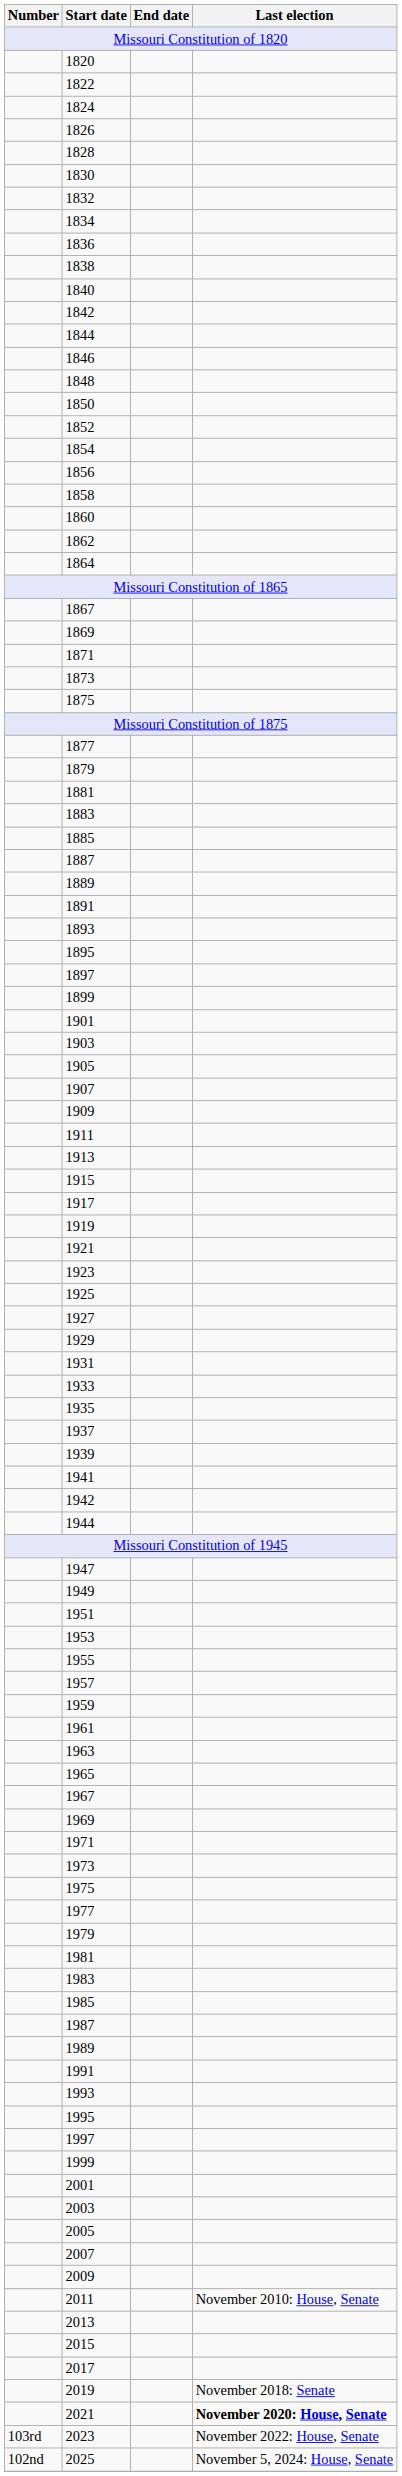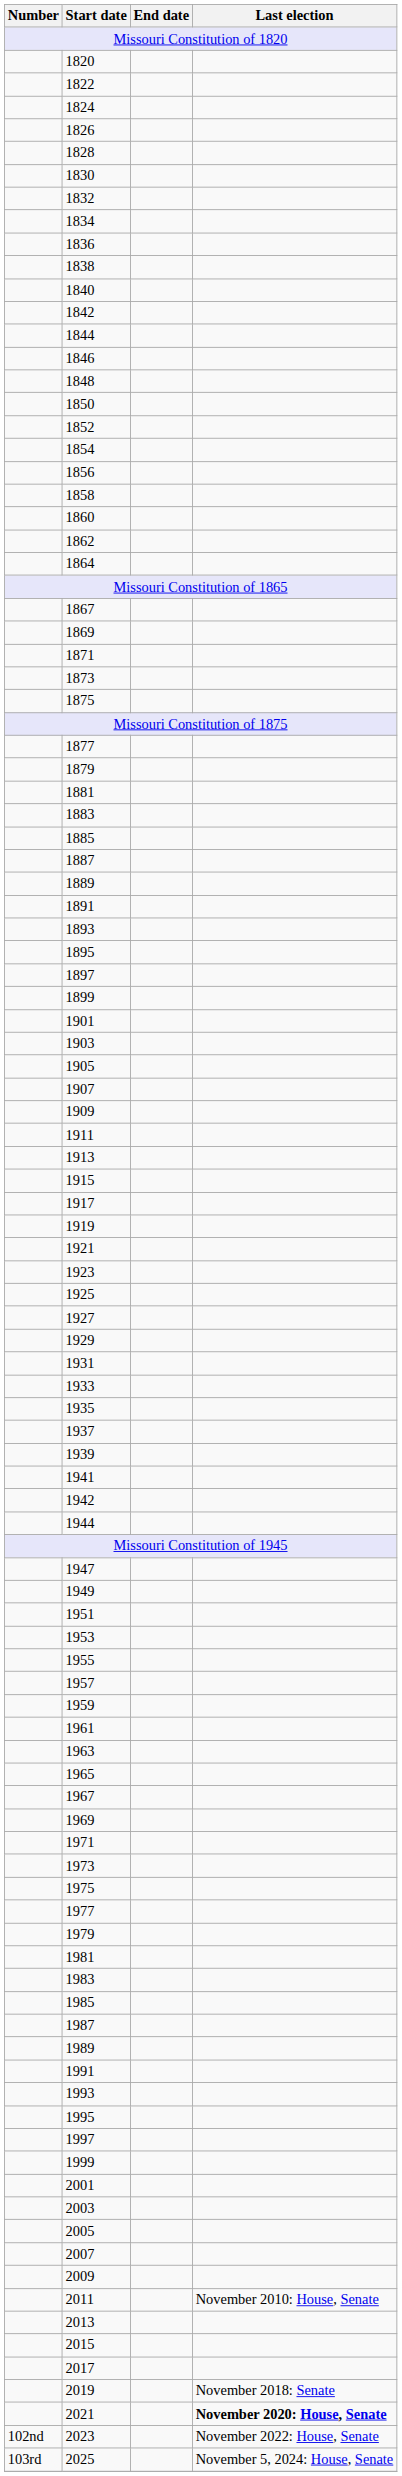(25, 2436) 103rd -> (26, 2436) 102nd
(26, 2459) 102nd -> (25, 2459) 103rd
